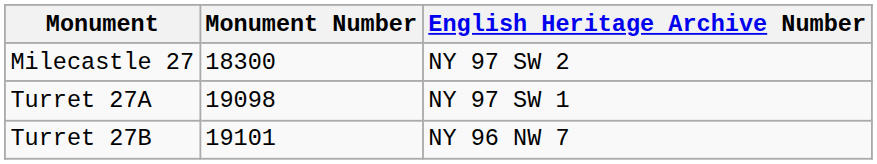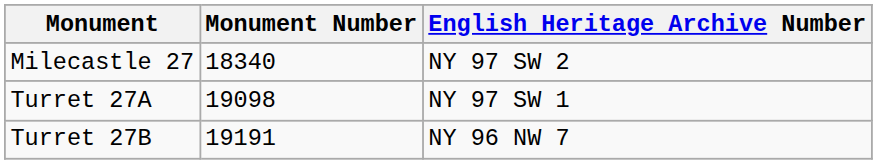(241, 62) 18300 -> (241, 62) 18340
(241, 139) 19101 -> (241, 139) 19191
